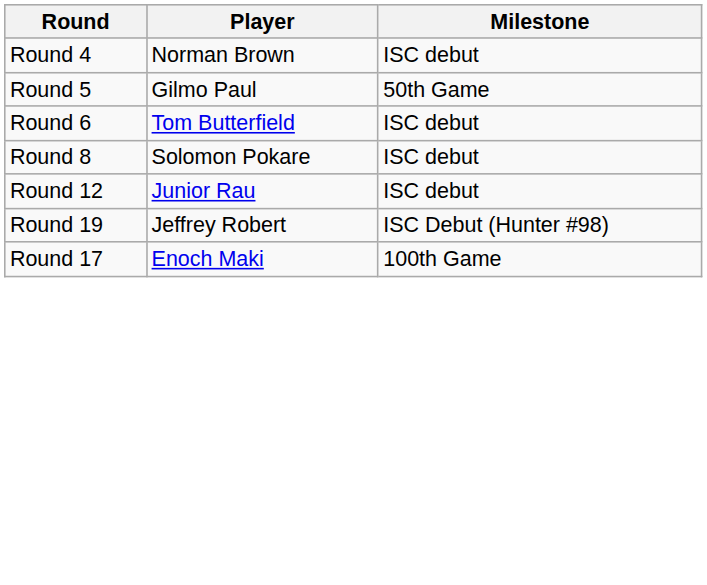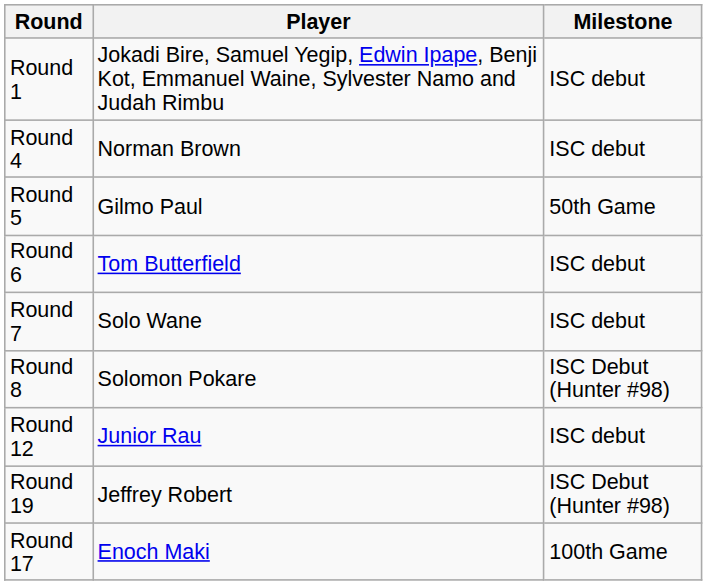+ row: (42, 79)
+ row: (42, 321)
(431, 157) ISC debut -> (610, 379) ISC Debut (Hunter #98)
